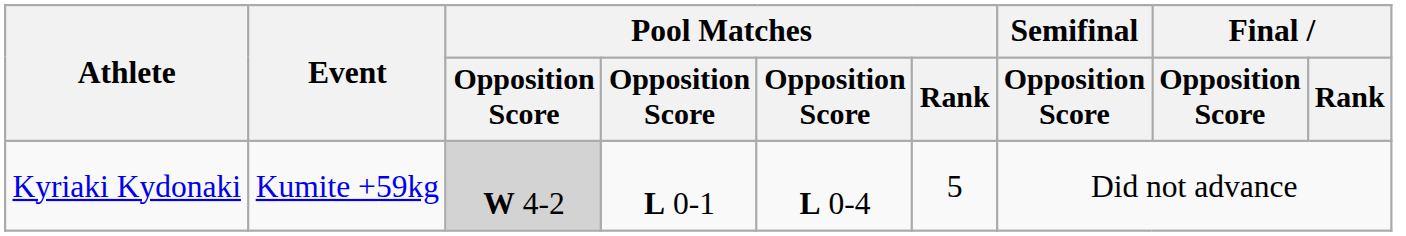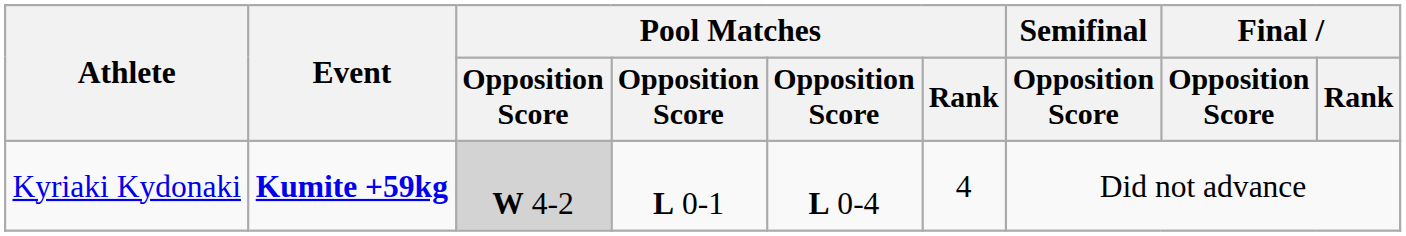(347, 185) normal -> (352, 185) bold
(955, 185) 5 -> (964, 185) 4
